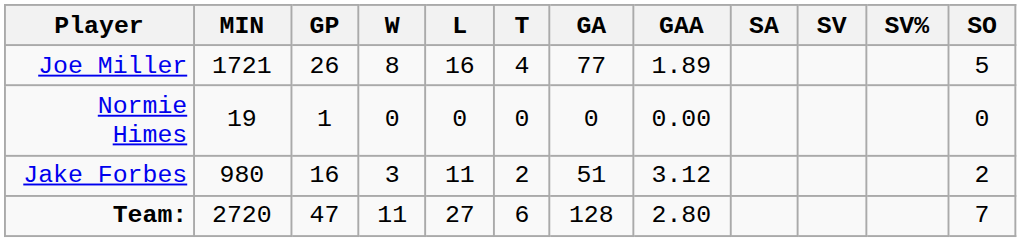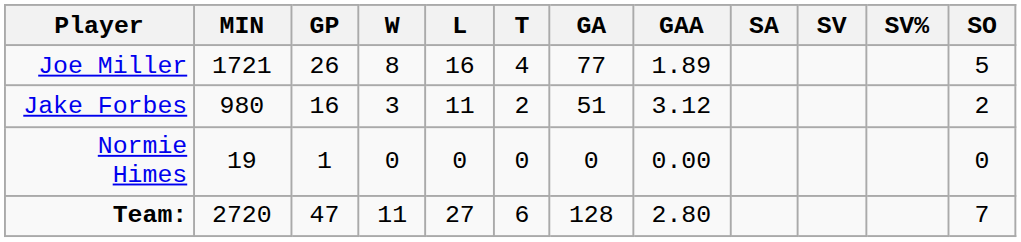rows swapped: (105, 175) <-> (143, 120)
